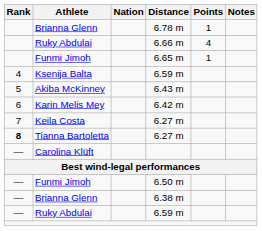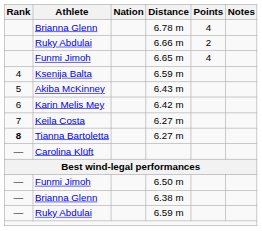(208, 27) 1 -> (208, 27) 4
(208, 43) 4 -> (208, 43) 2
(208, 58) 1 -> (208, 58) 4
